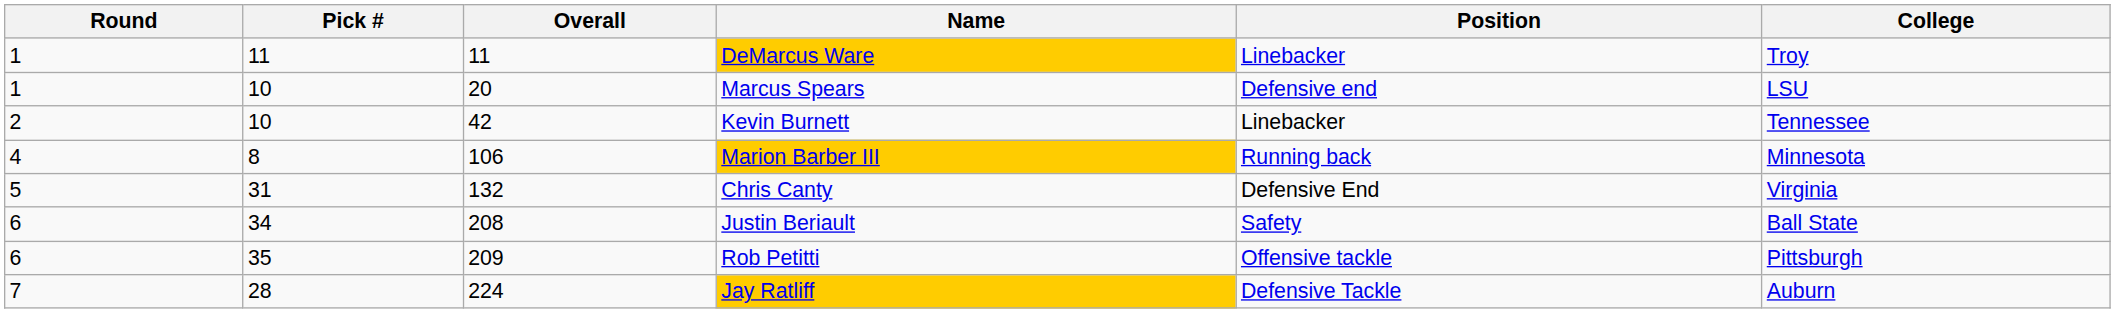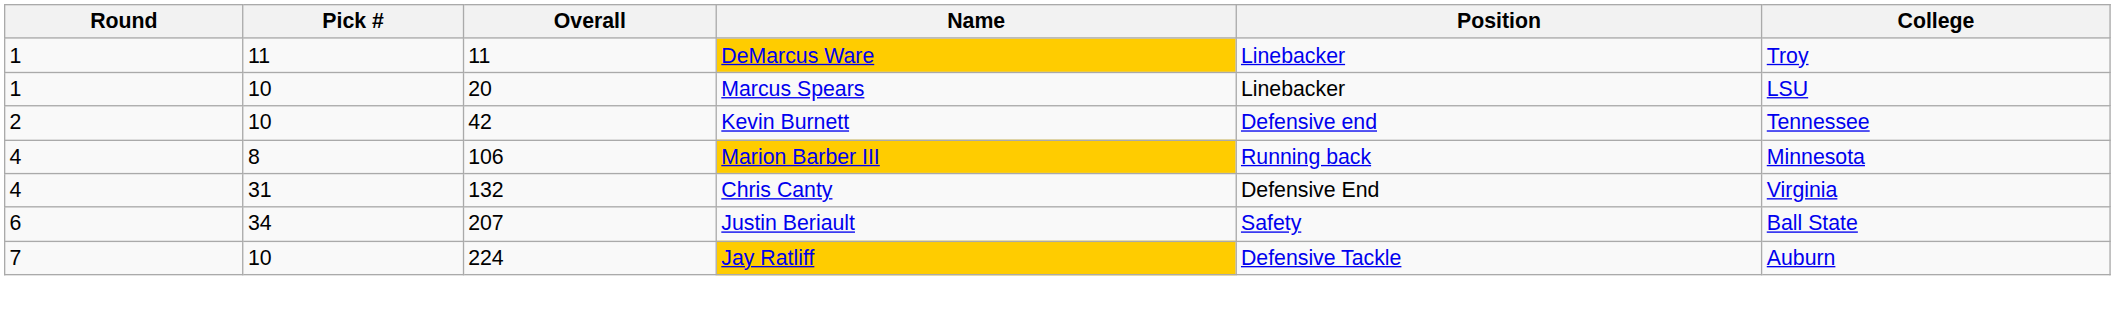(1309, 88) Defensive end -> (1293, 88) Linebacker
(1293, 122) Linebacker -> (1309, 122) Defensive end
(15, 190) 5 -> (15, 190) 4
(486, 223) 208 -> (486, 223) 207
- row: (770, 257)
(260, 291) 28 -> (260, 257) 10
